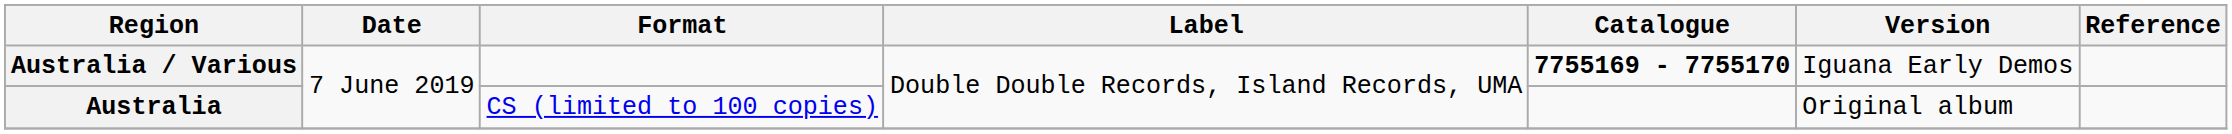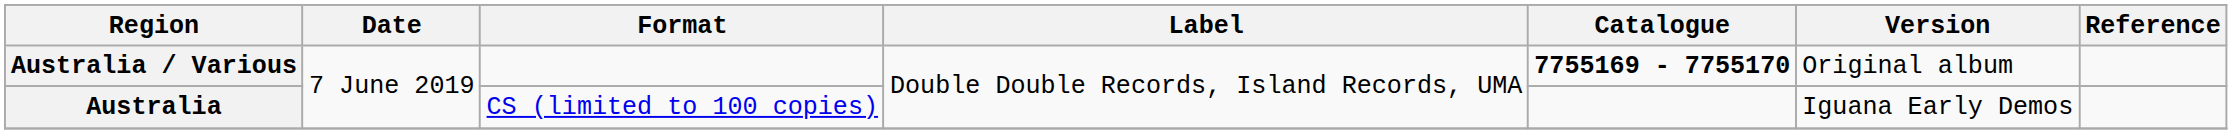(1938, 66) Iguana Early Demos -> (1908, 66) Original album
(1908, 107) Original album -> (1938, 107) Iguana Early Demos
